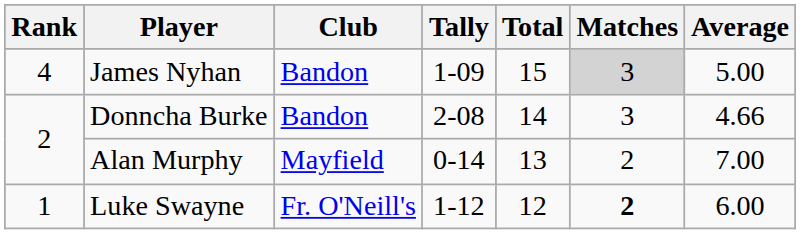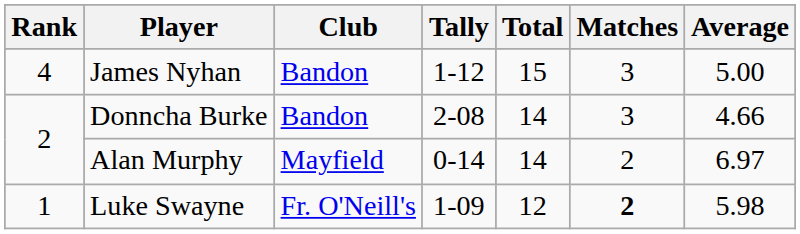(459, 71) 1-09 -> (459, 71) 1-12
(627, 71) lightgrey background -> (627, 71) no background
(533, 160) 13 -> (533, 160) 14
(740, 160) 7.00 -> (740, 160) 6.97
(459, 205) 1-12 -> (459, 205) 1-09
(740, 205) 6.00 -> (740, 205) 5.98
